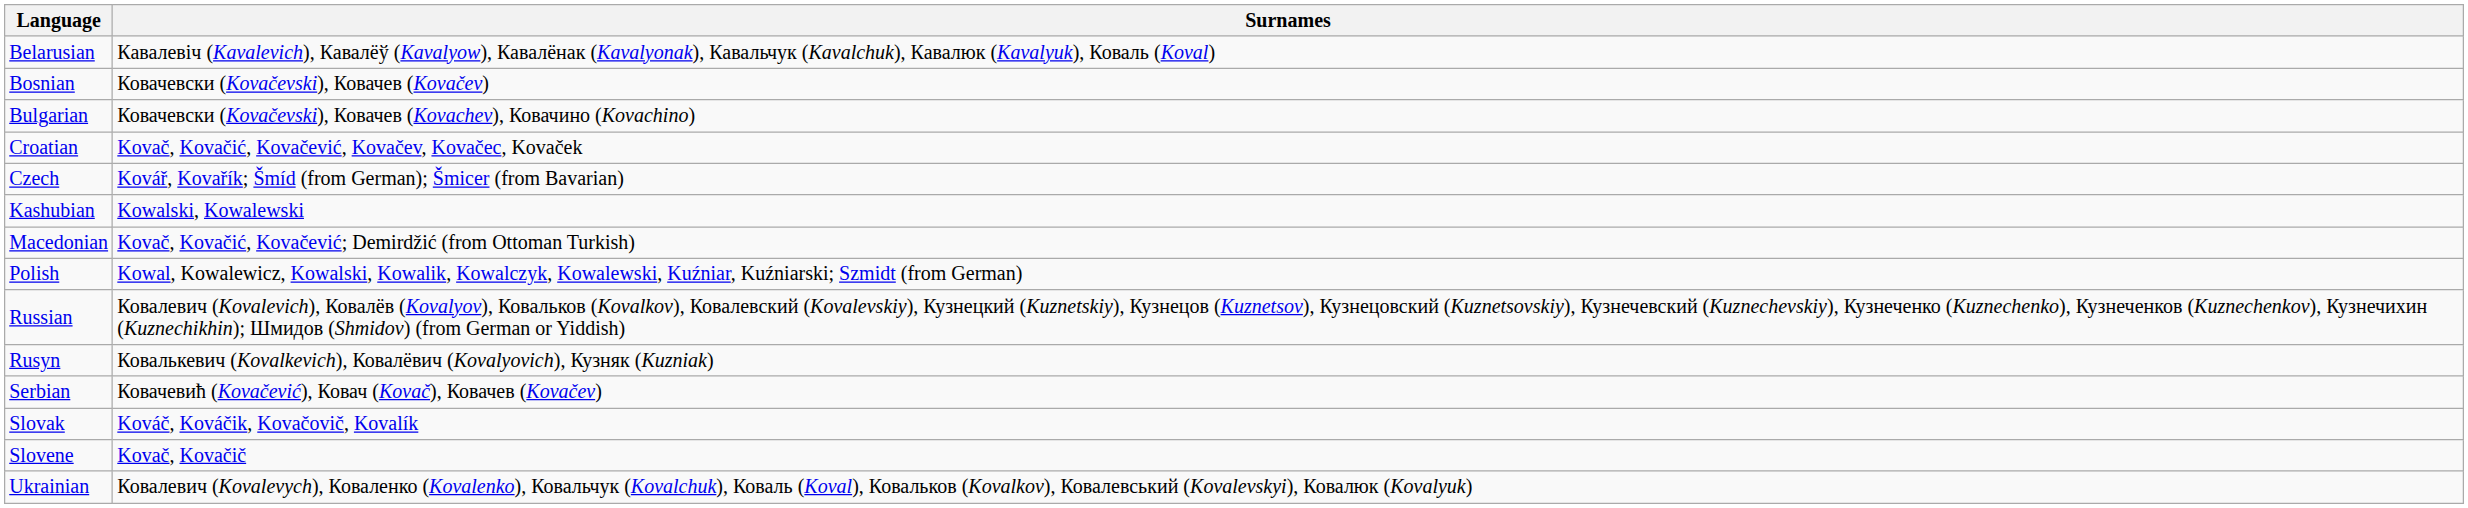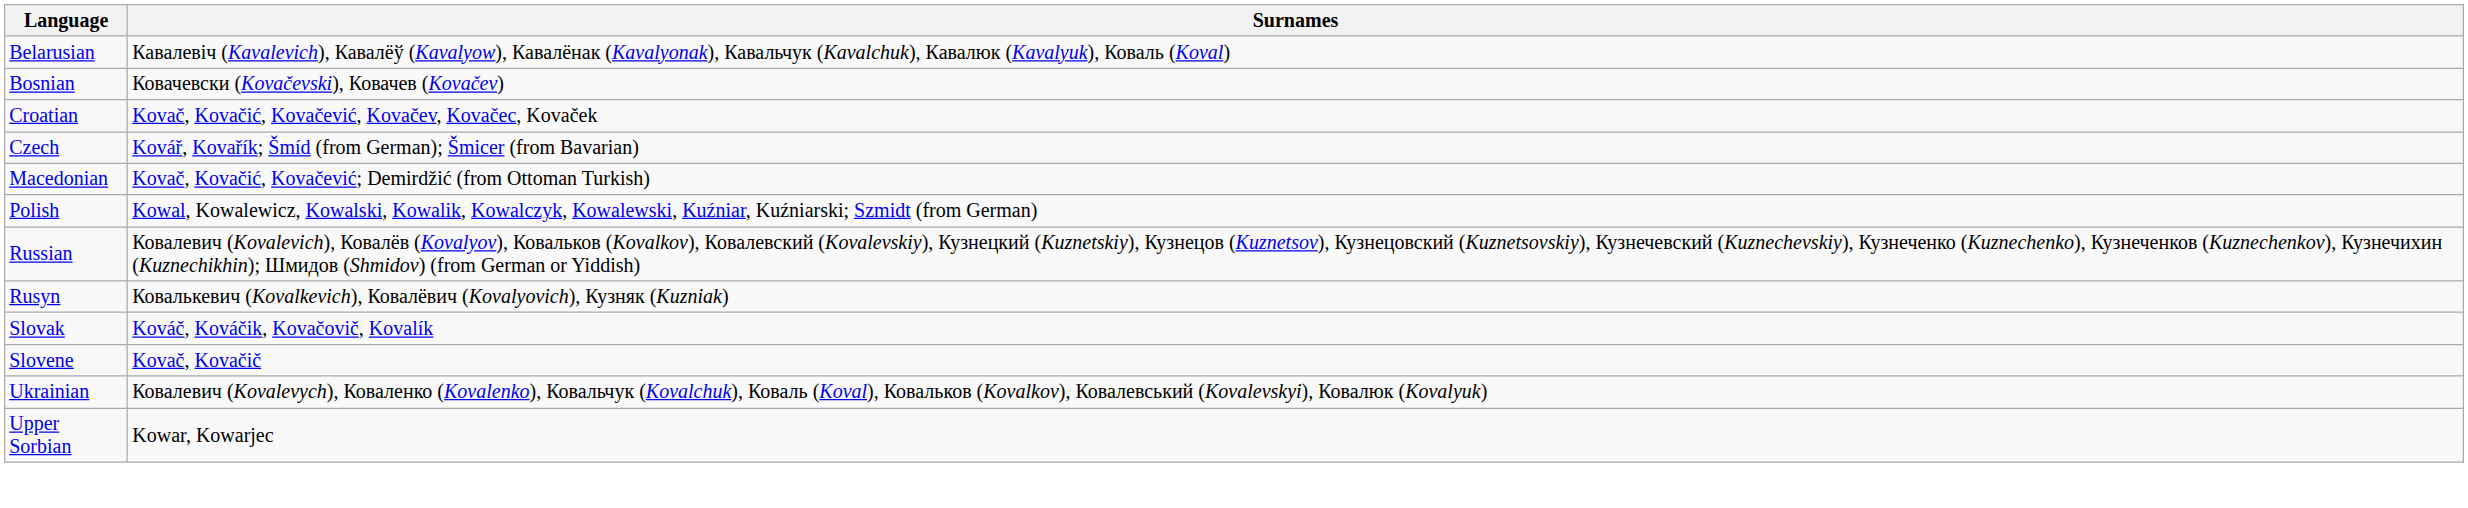- row: (49, 115)
- row: (52, 210)
- row: (40, 391)
+ row: (40, 434)
